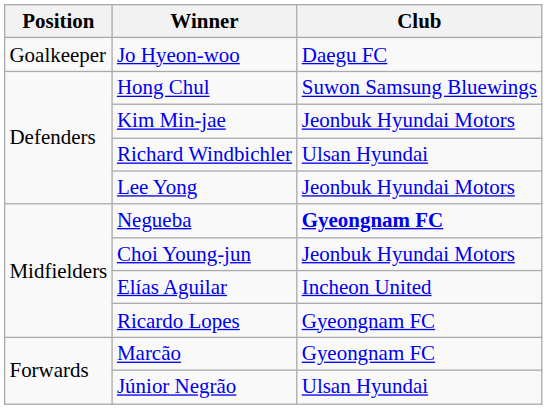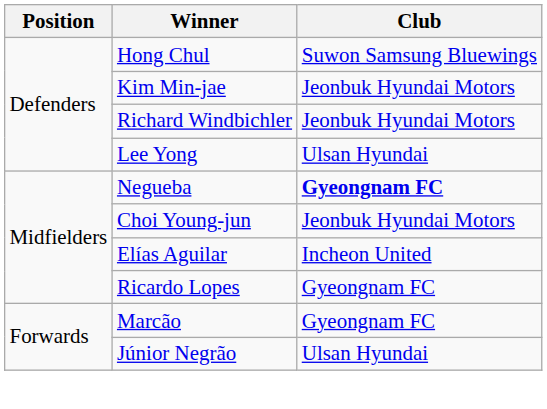- row: (178, 54)
(365, 154) Ulsan Hyundai -> (408, 120) Jeonbuk Hyundai Motors
(408, 187) Jeonbuk Hyundai Motors -> (365, 154) Ulsan Hyundai
